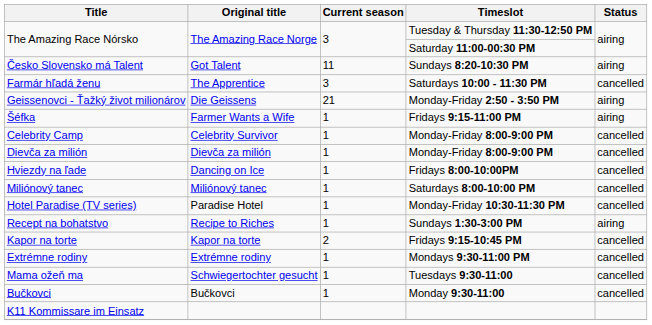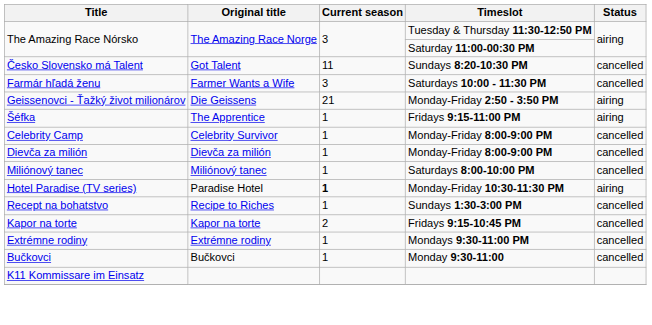(611, 65) airing -> (620, 65) cancelled
(228, 83) The Apprentice -> (242, 83) Farmer Wants a Wife
(242, 118) Farmer Wants a Wife -> (228, 118) The Apprentice
- row: (47, 170)
(326, 205) normal -> (325, 188) bold
(621, 205) cancelled -> (610, 188) airing
(611, 223) airing -> (620, 205) cancelled
- row: (45, 275)
